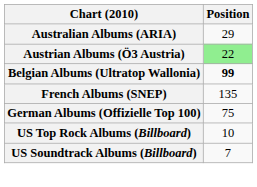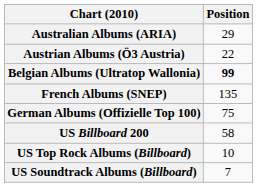(228, 53) lightgreen background -> (228, 53) no background
+ row: (104, 133)
